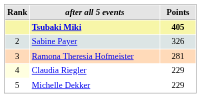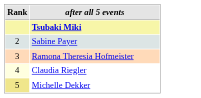- column: (178, 12)
(17, 85) no background -> (17, 85) khaki background
